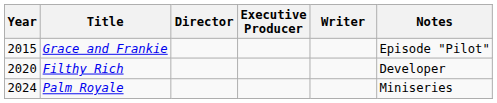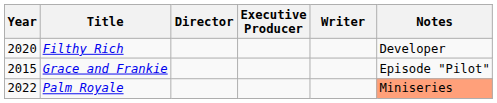rows swapped: (105, 48) <-> (83, 68)
(22, 88) 2024 -> (22, 88) 2022
(416, 88) no background -> (416, 88) lightsalmon background
